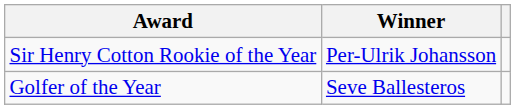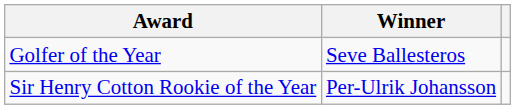rows swapped: (85, 87) <-> (163, 54)
